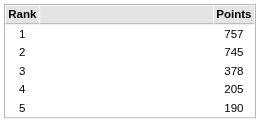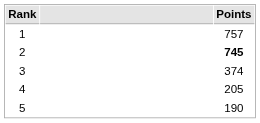(234, 52) normal -> (234, 52) bold
(234, 71) 378 -> (234, 71) 374
